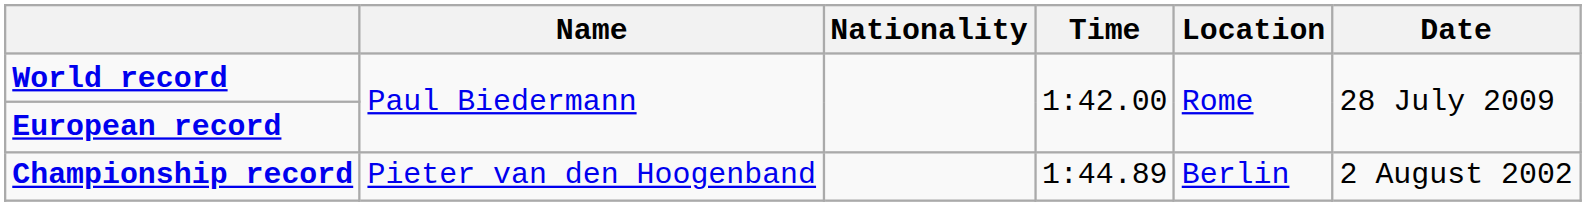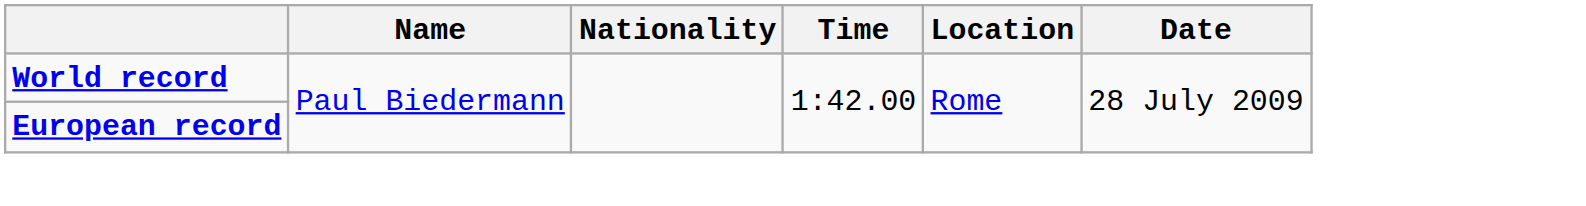- row: (183, 176)
